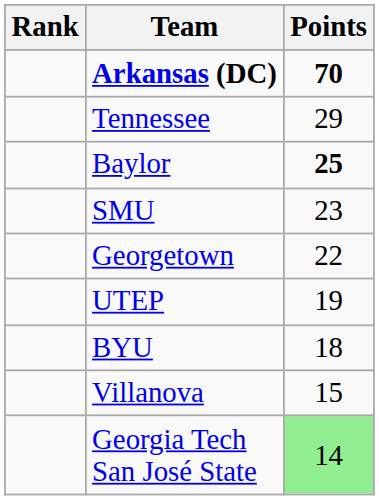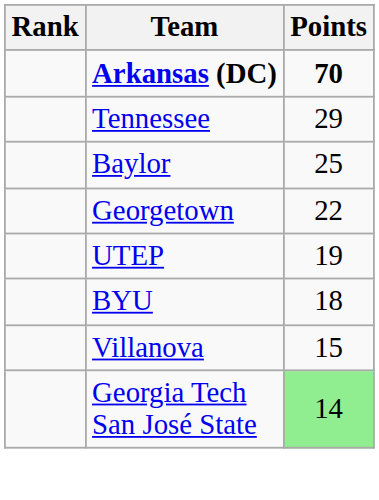(329, 164) bold -> (329, 164) normal
- row: (123, 210)
